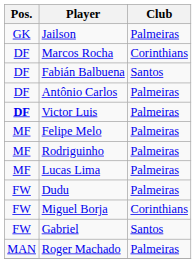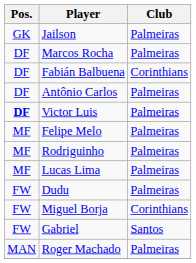(159, 53) Corinthians -> (155, 53) Palmeiras
(147, 72) Santos -> (159, 72) Corinthians
